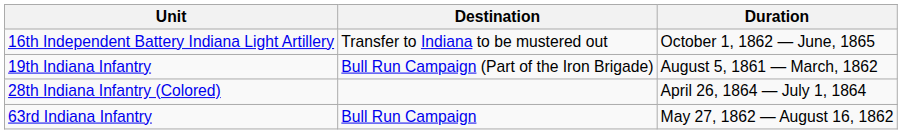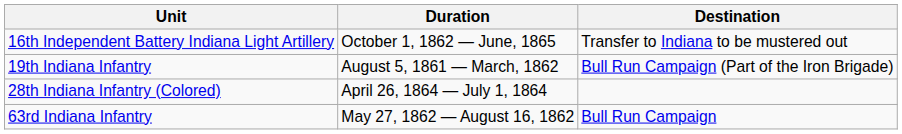columns swapped: (777, 16) <-> (497, 16)
